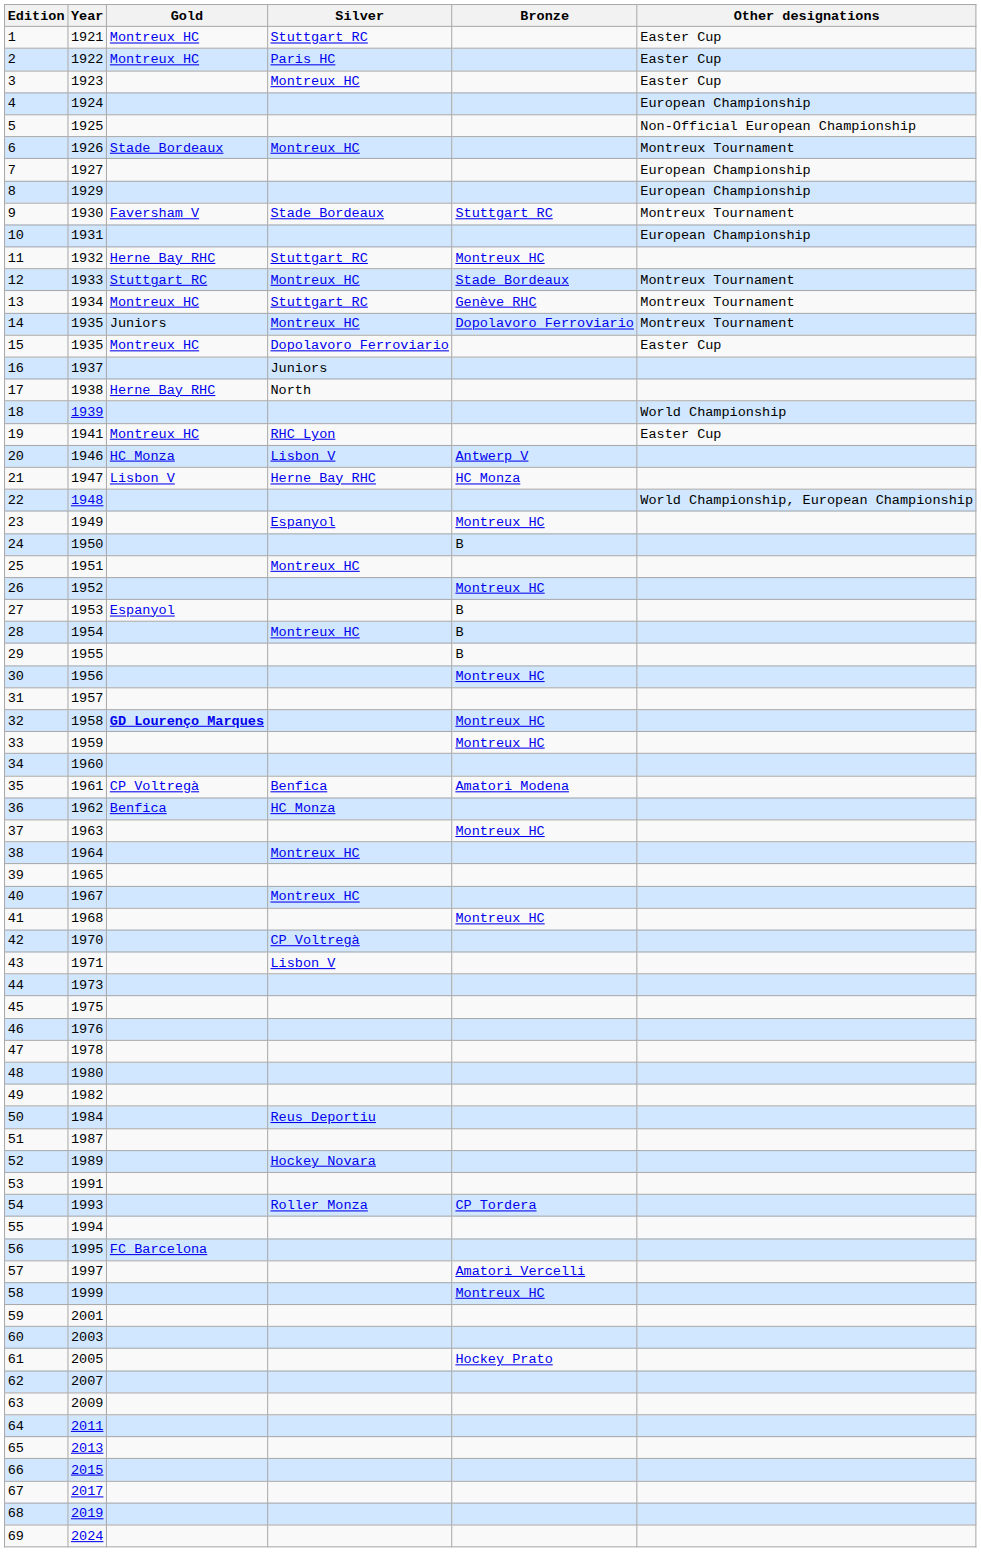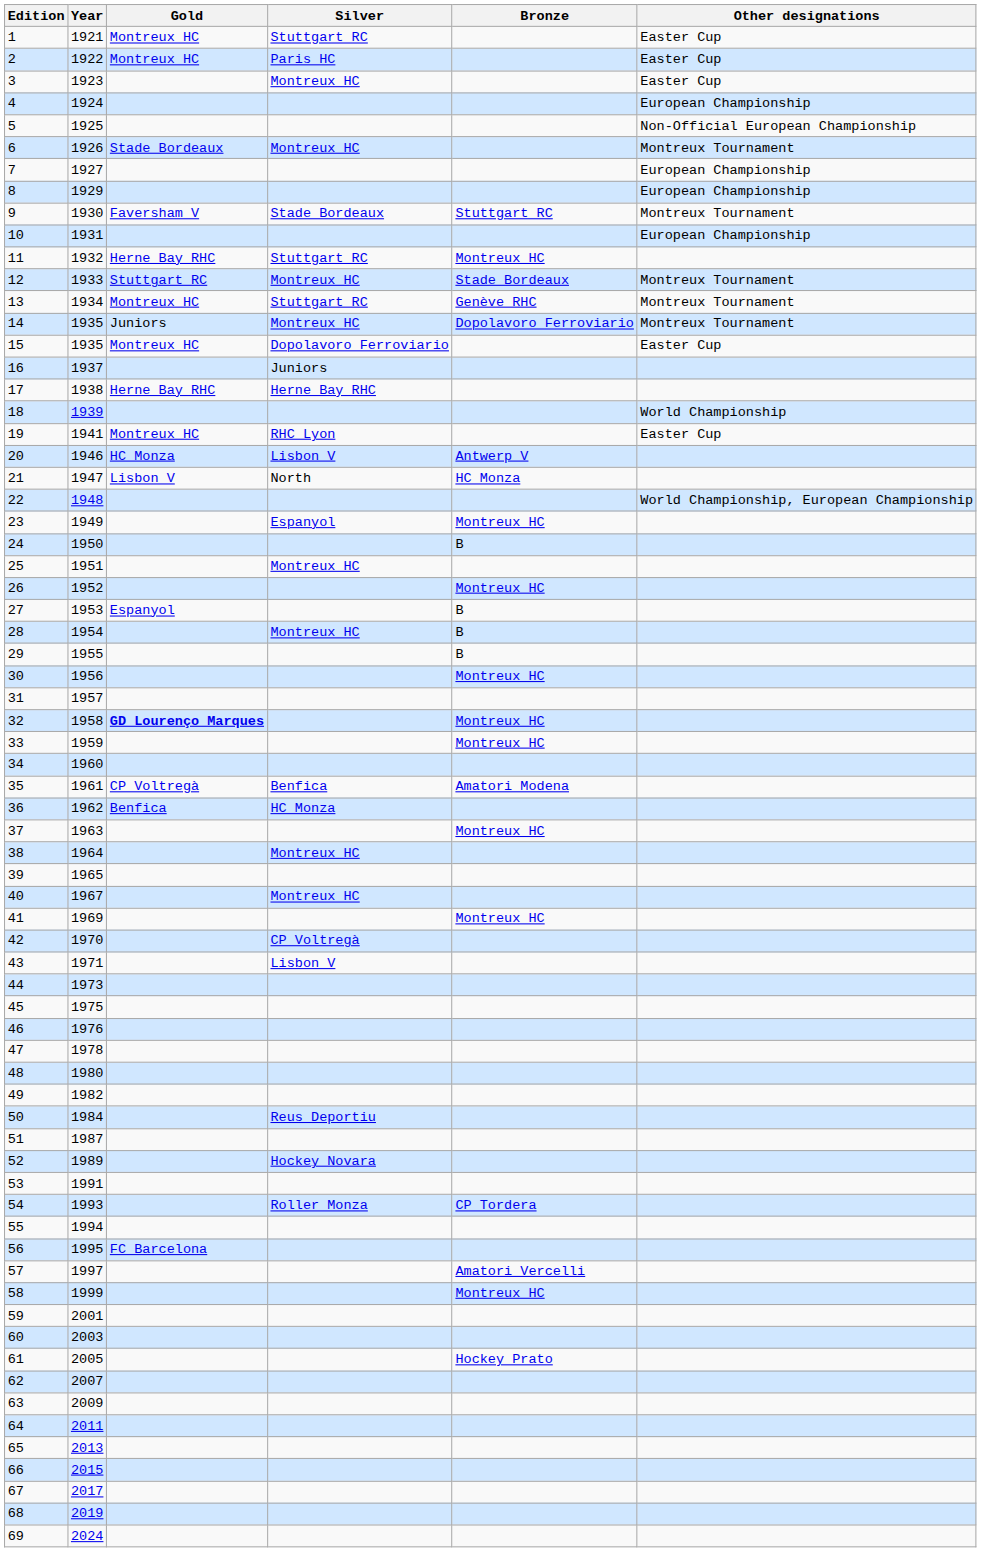(291, 390) North -> (323, 390) Herne Bay RHC
(323, 478) Herne Bay RHC -> (291, 478) North
(87, 919) 1968 -> (87, 919) 1969
